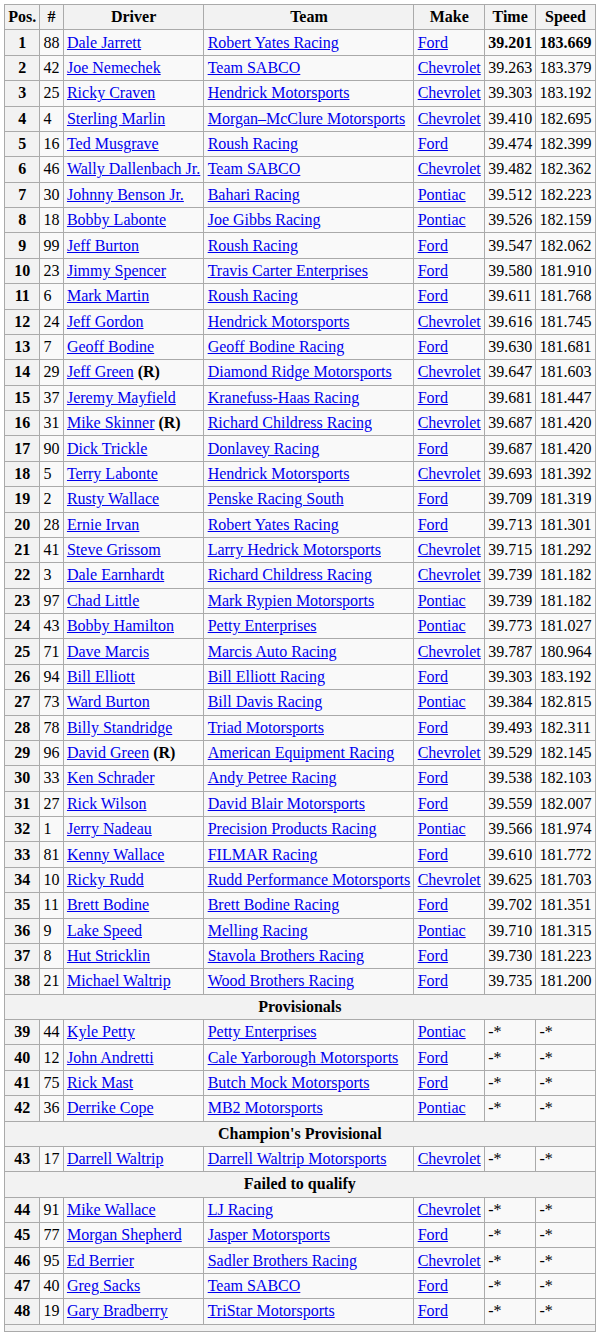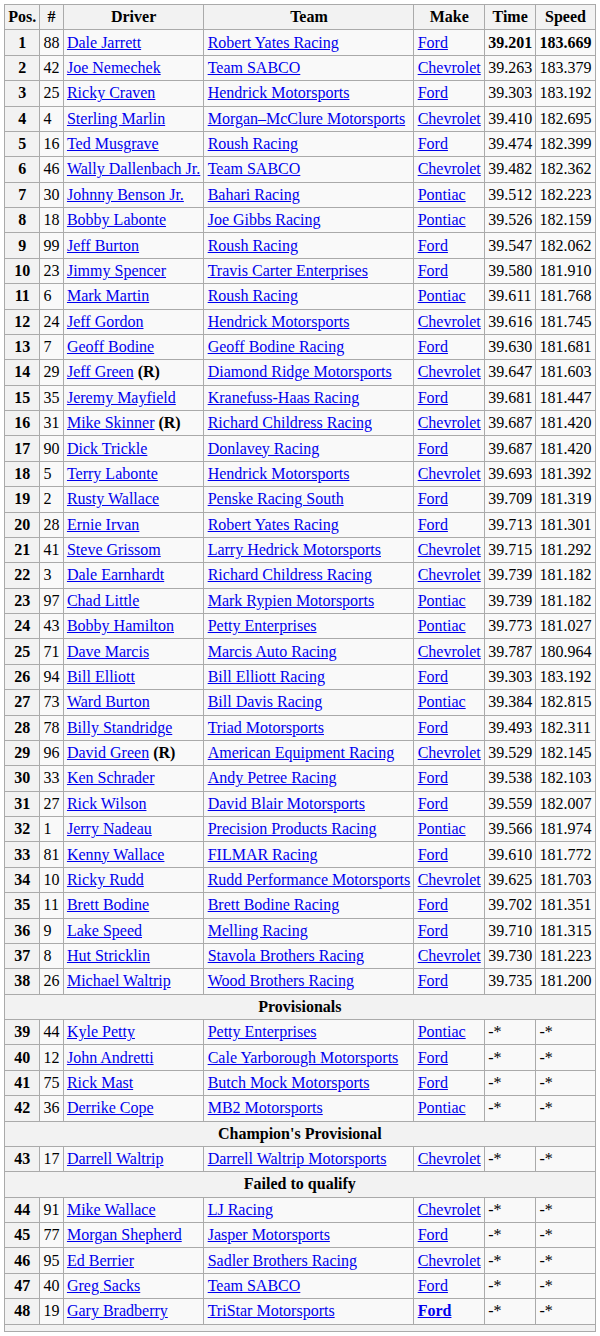(449, 93) Chevrolet -> (433, 93) Ford
(433, 296) Ford -> (442, 296) Pontiac
(52, 397) 37 -> (52, 397) 35
(442, 930) Pontiac -> (433, 930) Ford
(433, 956) Ford -> (449, 956) Chevrolet
(52, 981) 21 -> (52, 981) 26
(433, 1311) normal -> (435, 1311) bold
